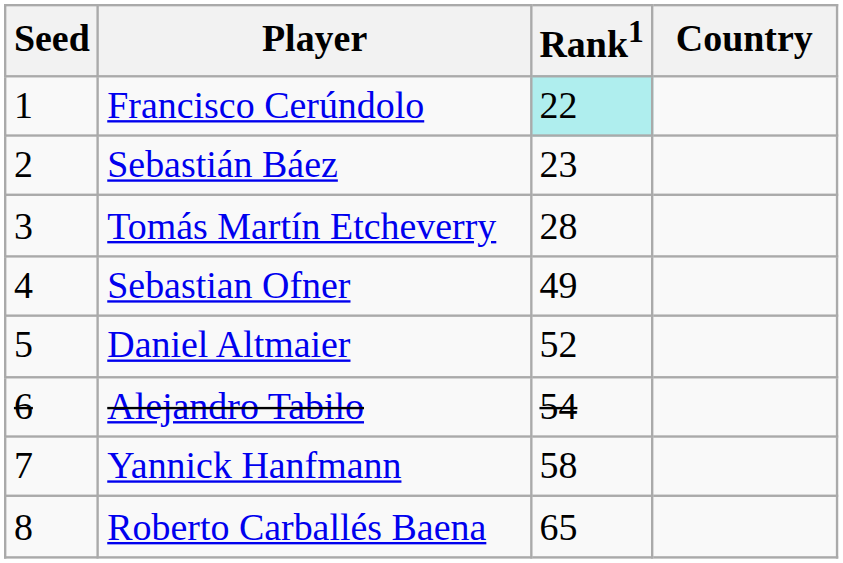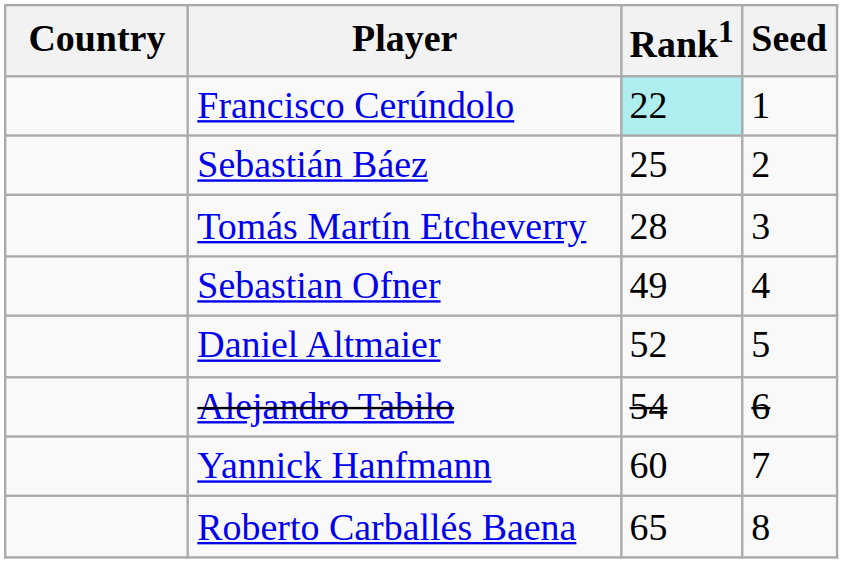columns swapped: (744, 39) <-> (52, 39)
(558, 165) 23 -> (648, 165) 25
(558, 465) 58 -> (648, 465) 60
